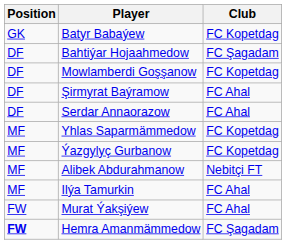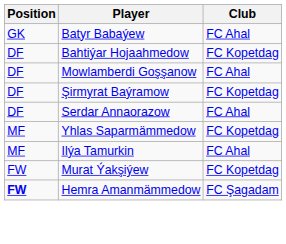(242, 33) FC Kopetdag -> (228, 33) FC Ahal
(242, 53) FC Şagadam -> (242, 53) FC Kopetdag
(242, 72) FC Kopetdag -> (228, 72) FC Ahal
(228, 92) FC Ahal -> (242, 92) FC Kopetdag
- row: (116, 151)
- row: (123, 170)
(228, 209) FC Ahal -> (242, 170) FC Kopetdag
